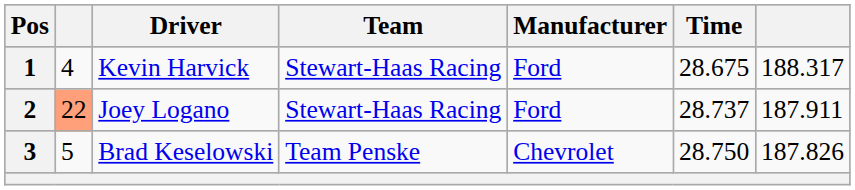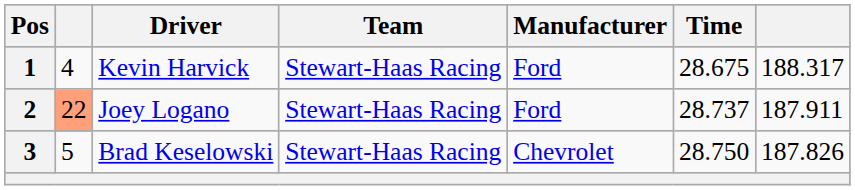(353, 152) Team Penske -> (393, 152) Stewart-Haas Racing
